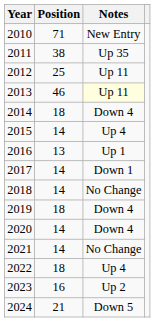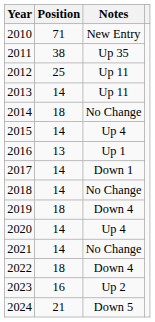(59, 92) 46 -> (59, 92) 14
(114, 92) lightyellow background -> (114, 92) no background
(114, 111) Down 4 -> (114, 111) No Change
(114, 229) Down 4 -> (114, 229) Up 4
(114, 268) Up 4 -> (114, 268) Down 4
